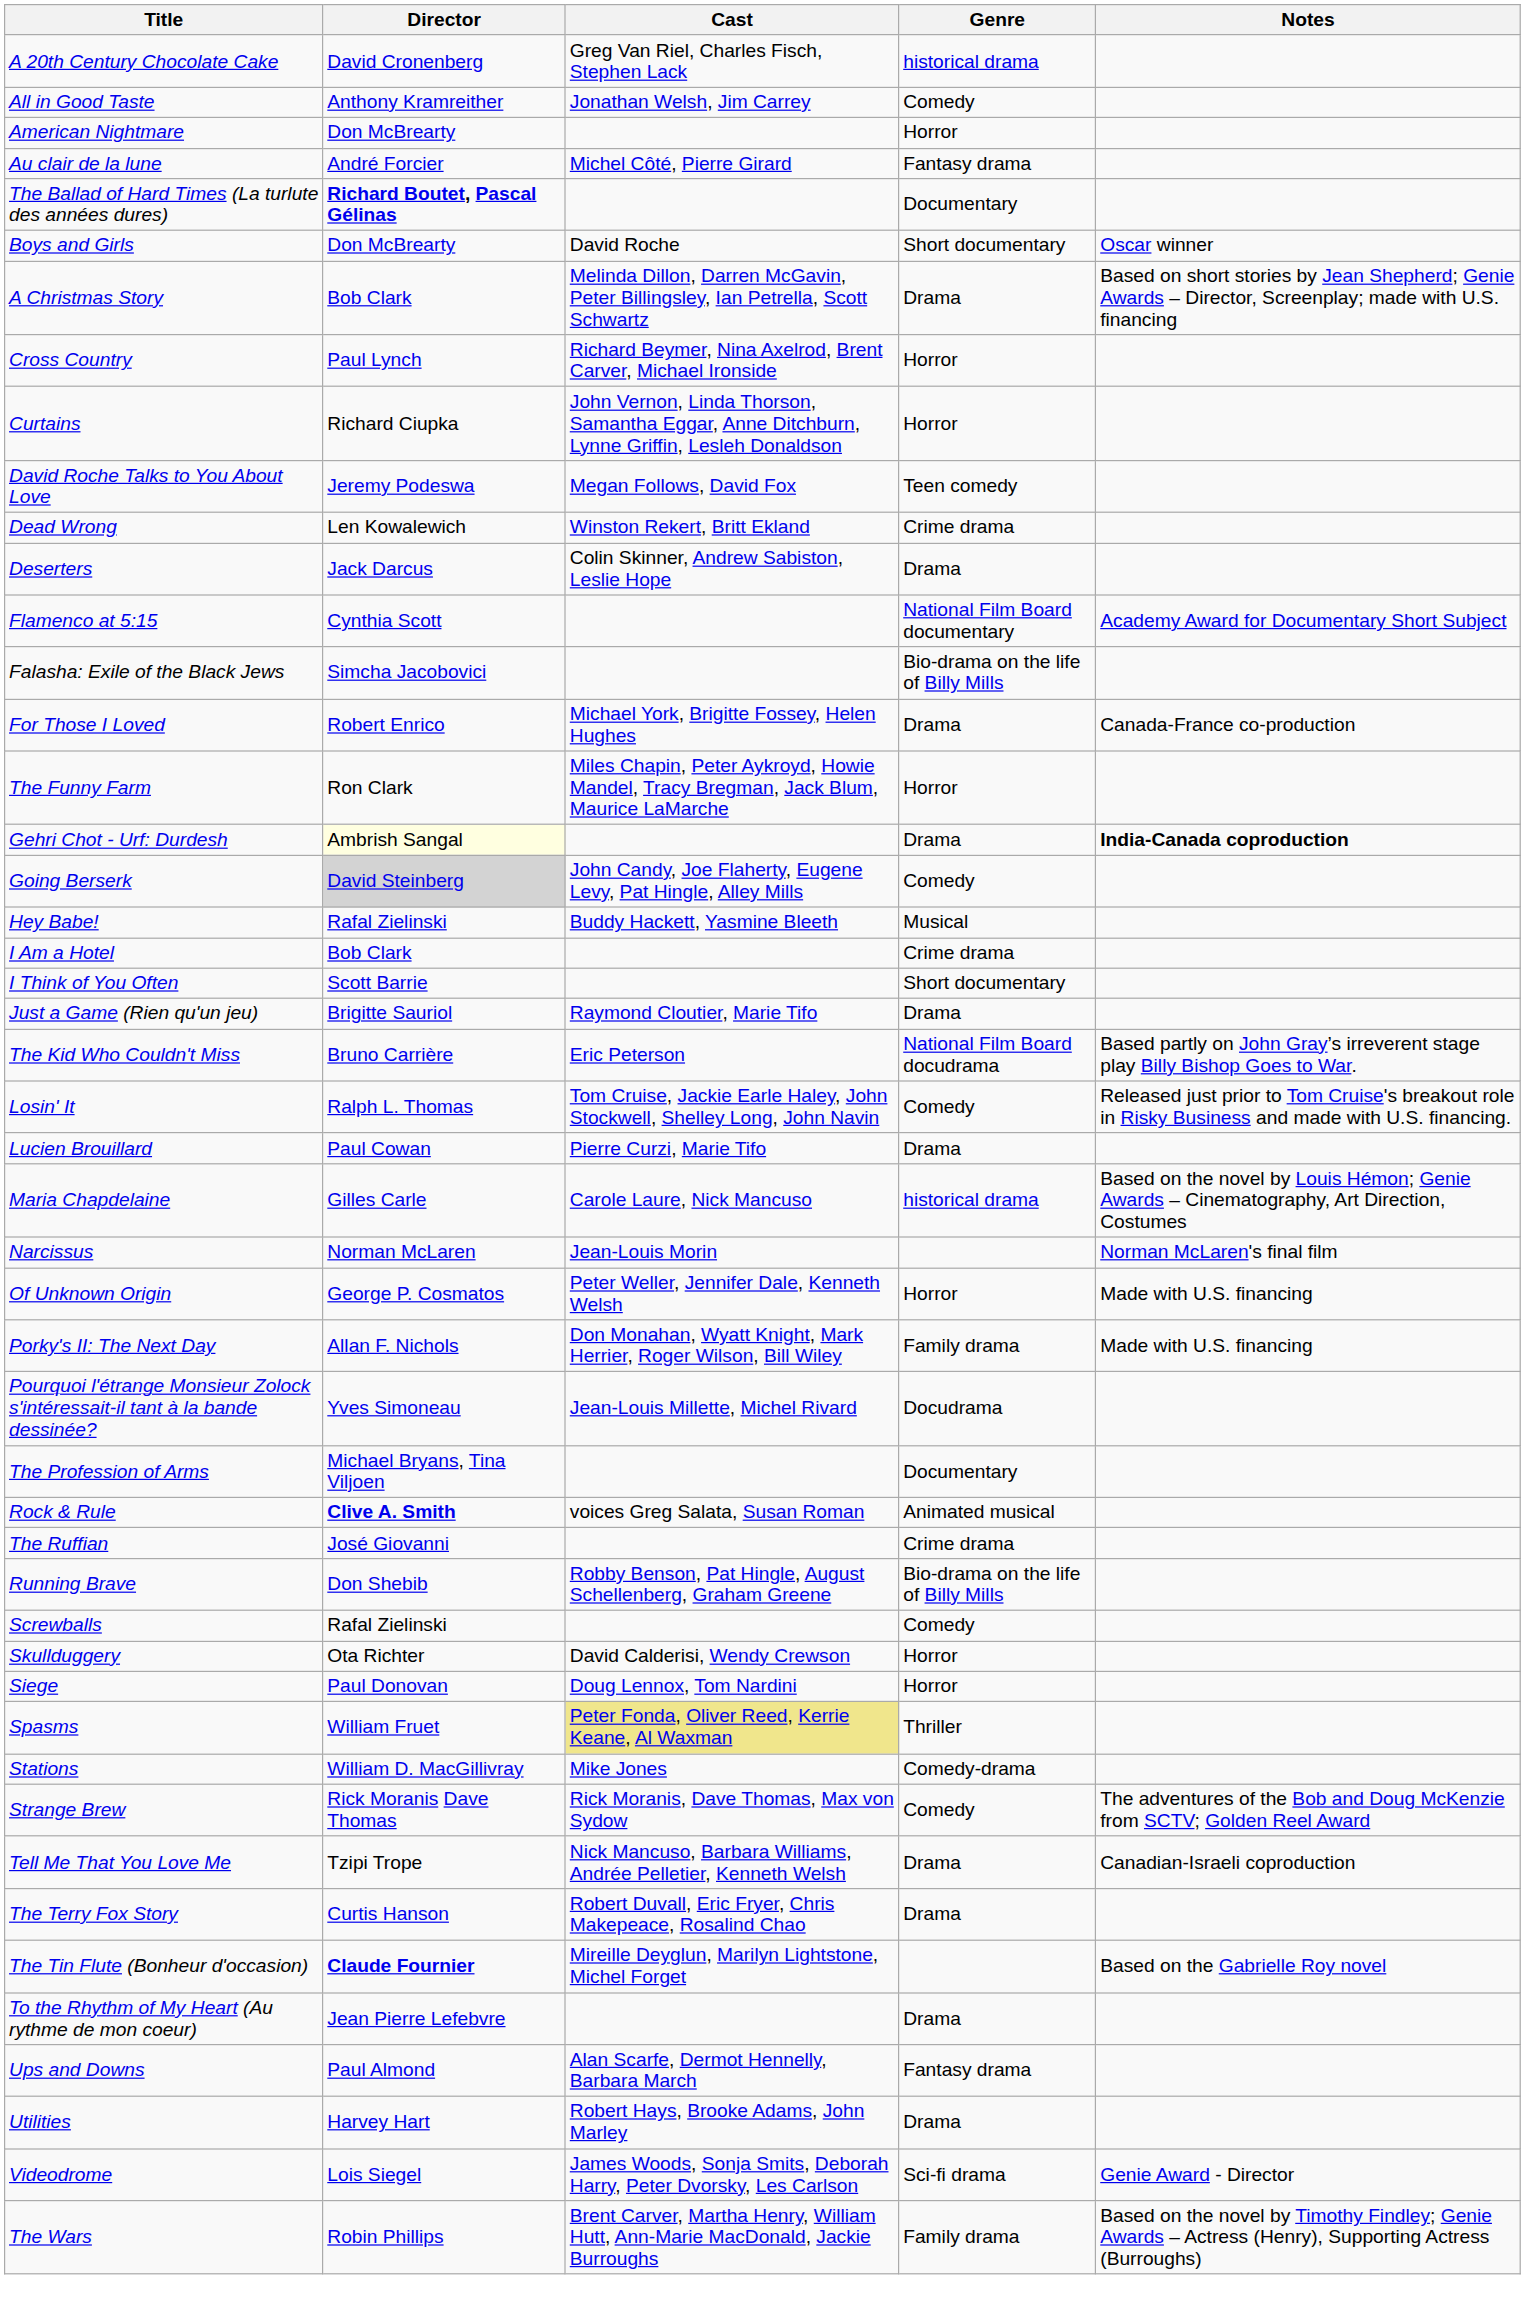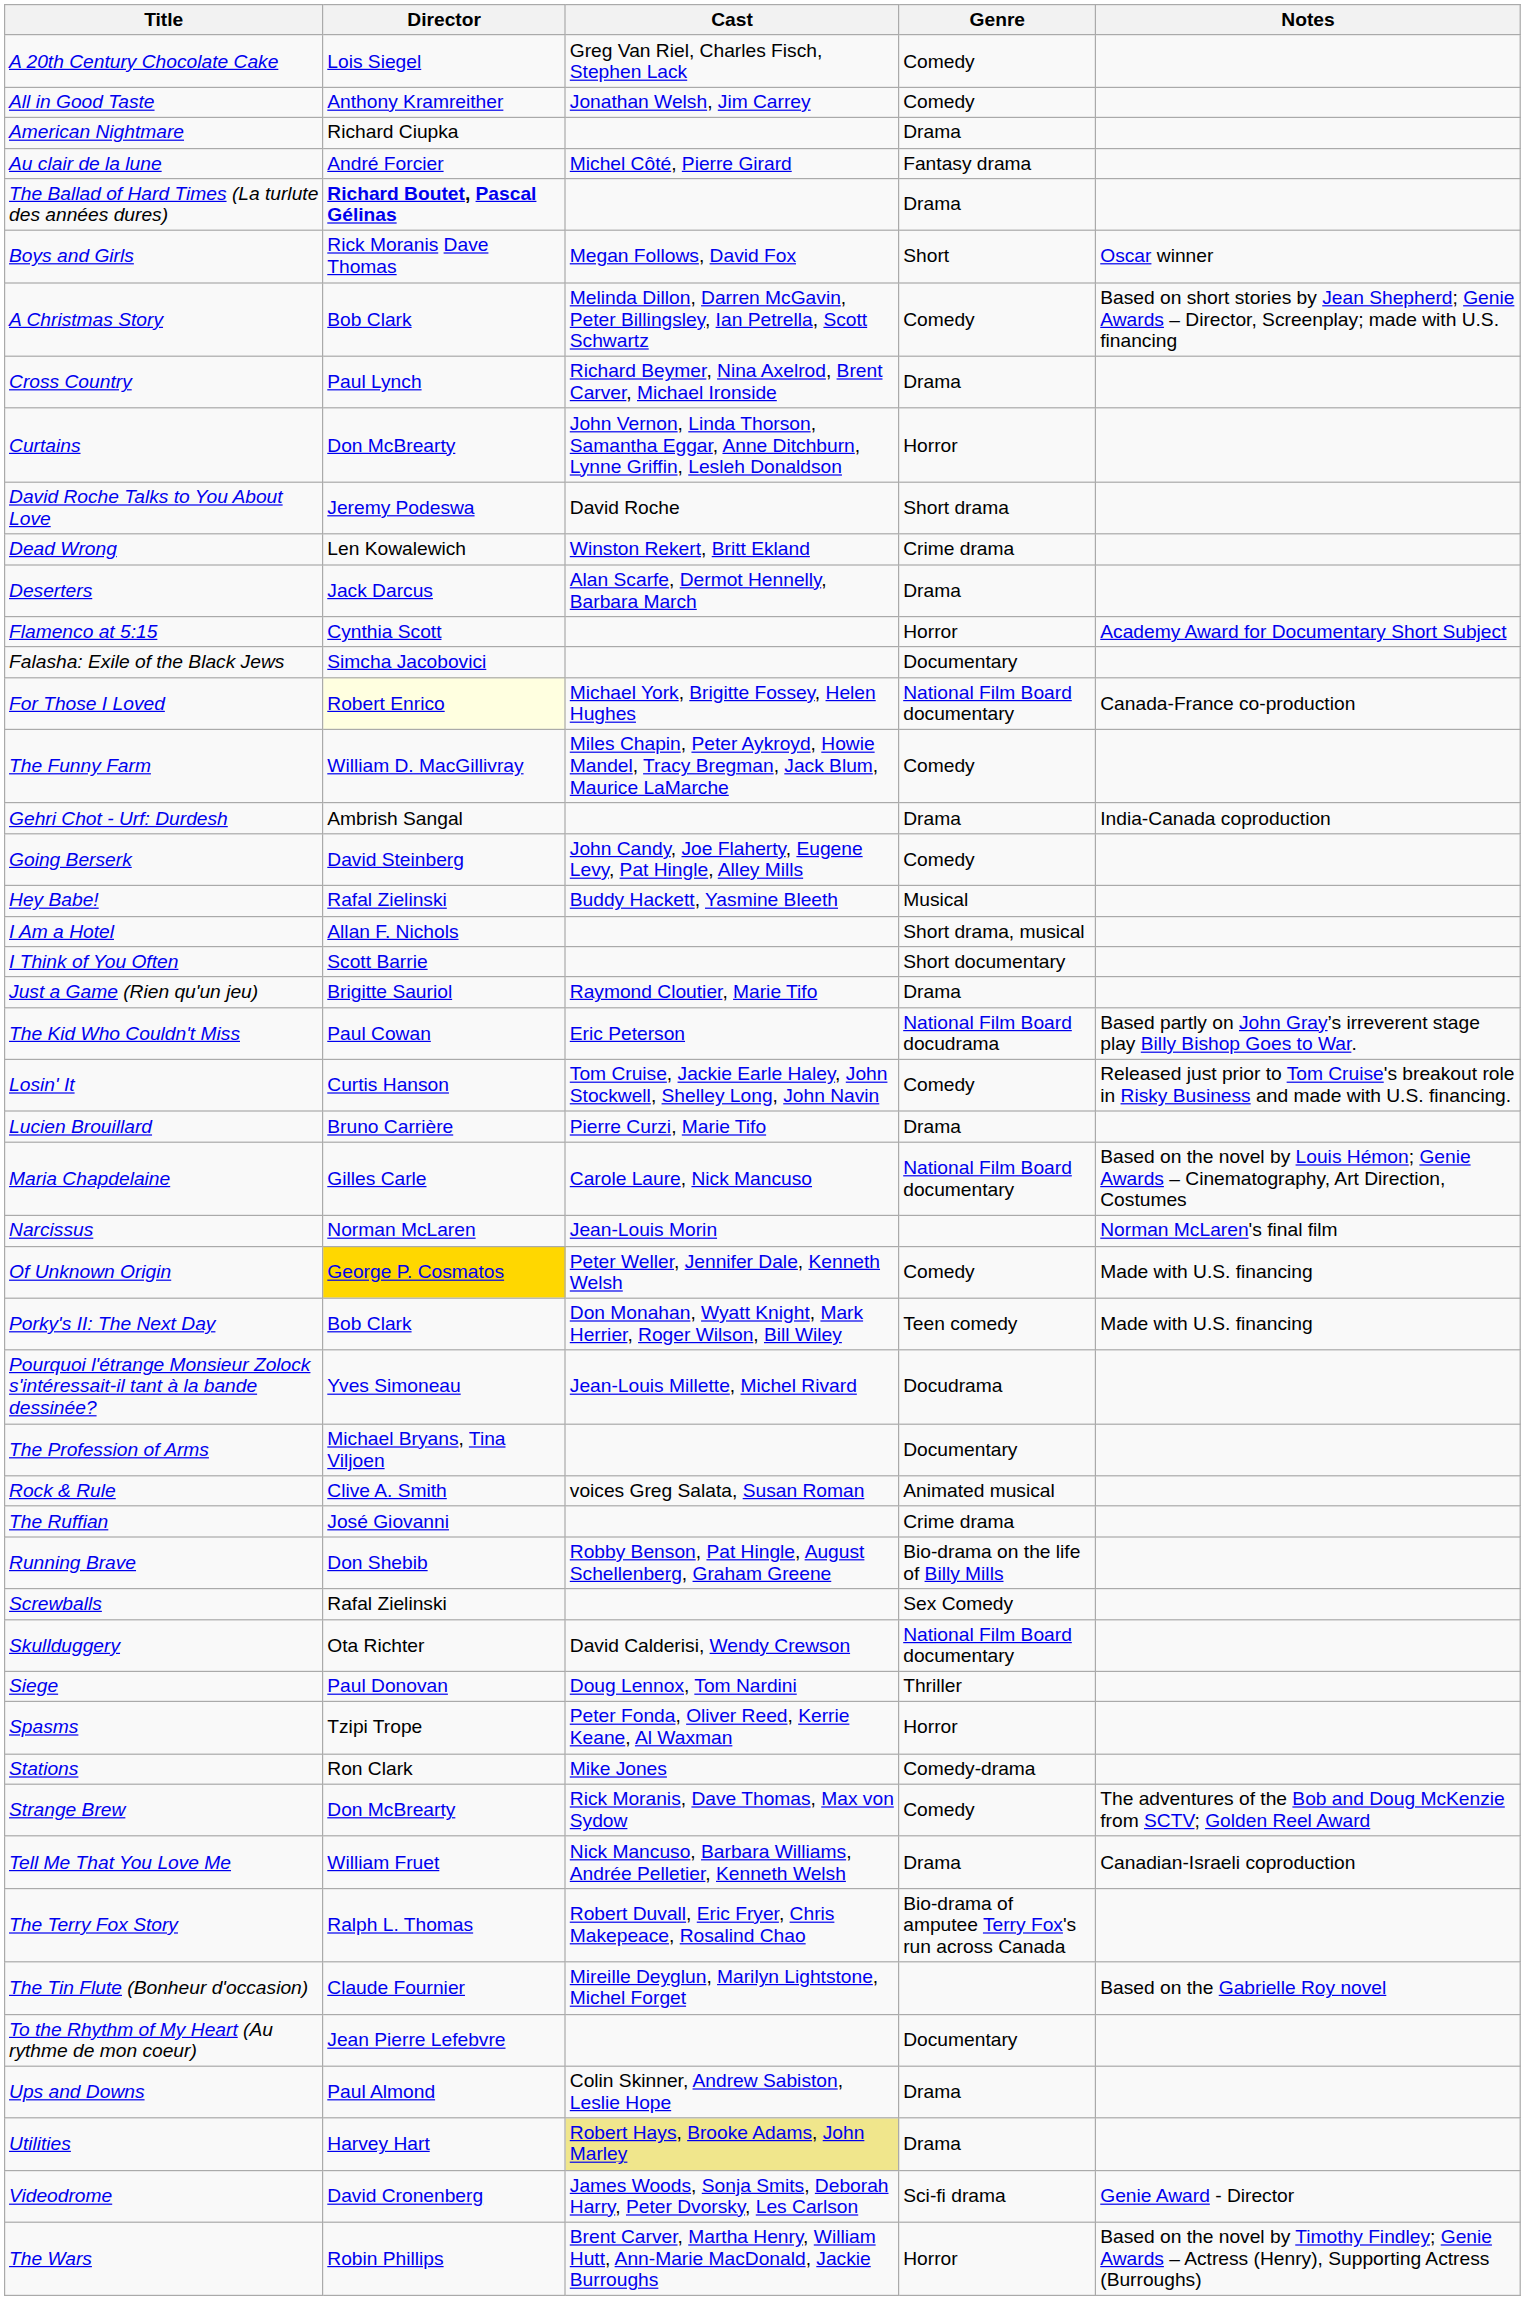(405, 60) David Cronenberg -> (374, 60) Lois Siegel
(971, 60) historical drama -> (939, 60) Comedy
(391, 132) Don McBrearty -> (393, 132) Richard Ciupka
(930, 132) Horror -> (932, 132) Drama
(960, 204) Documentary -> (932, 204) Drama
(391, 245) Don McBrearty -> (408, 256) Rick Moranis Dave Thomas
(625, 245) David Roche -> (683, 256) Megan Follows, David Fox
(984, 245) Short documentary -> (926, 256) Short
(932, 297) Drama -> (939, 319) Comedy
(930, 360) Horror -> (932, 382) Drama
(393, 423) Richard Ciupka -> (391, 444) Don McBrearty
(683, 486) Megan Follows, David Fox -> (625, 507) David Roche
(960, 486) Teen comedy -> (956, 507) Short drama
(706, 568) Colin Skinner, Andrew Sabiston, Leslie Hope -> (698, 590) Alan Scarfe, Dermot Hennelly, Barbara March
(988, 620) National Film Board documentary -> (930, 631) Horror
(992, 672) Bio-drama on the life of Billy Mills -> (960, 662) Documentary
(386, 724) no background -> (386, 703) lightyellow background
(932, 724) Drama -> (988, 703) National Film Board documentary
(370, 787) Ron Clark -> (425, 766) William D. MacGillivray
(930, 787) Horror -> (939, 766) Comedy
(395, 839) lightyellow background -> (395, 818) no background
(1225, 839) bold -> (1216, 818) normal
(396, 881) lightgrey background -> (396, 859) no background
(369, 952) Bob Clark -> (393, 931) Allan F. Nichols
(959, 952) Crime drama -> (994, 931) Short drama, musical
(390, 1054) Bruno Carrière -> (379, 1033) Paul Cowan
(400, 1106) Ralph L. Thomas -> (388, 1085) Curtis Hanson
(379, 1148) Paul Cowan -> (390, 1126) Bruno Carrière
(971, 1200) historical drama -> (988, 1178) National Film Board documentary
(416, 1293) no background -> (416, 1271) gold background
(930, 1293) Horror -> (939, 1271) Comedy
(393, 1345) Allan F. Nichols -> (369, 1323) Bob Clark
(961, 1345) Family drama -> (960, 1323) Teen comedy
(391, 1512) bold -> (387, 1490) normal
(939, 1625) Comedy -> (958, 1603) Sex Comedy
(930, 1655) Horror -> (988, 1645) National Film Board documentary
(930, 1686) Horror -> (933, 1686) Thriller
(383, 1727) William Fruet -> (375, 1727) Tzipi Trope
(710, 1727) khaki background -> (710, 1727) no background
(933, 1727) Thriller -> (930, 1727) Horror
(425, 1768) William D. MacGillivray -> (370, 1768) Ron Clark
(408, 1810) Rick Moranis Dave Thomas -> (391, 1810) Don McBrearty
(375, 1862) Tzipi Trope -> (383, 1862) William Fruet
(388, 1914) Curtis Hanson -> (400, 1925) Ralph L. Thomas
(932, 1914) Drama -> (990, 1925) Bio-drama of amputee Terry Fox's run across Canada
(401, 1966) bold -> (396, 1987) normal
(932, 2018) Drama -> (960, 2039) Documentary
(698, 2070) Alan Scarfe, Dermot Hennelly, Barbara March -> (706, 2091) Colin Skinner, Andrew Sabiston, Leslie Hope
(967, 2070) Fantasy drama -> (932, 2091) Drama
(717, 2122) no background -> (717, 2144) khaki background
(374, 2174) Lois Siegel -> (405, 2196) David Cronenberg
(961, 2237) Family drama -> (930, 2258) Horror
